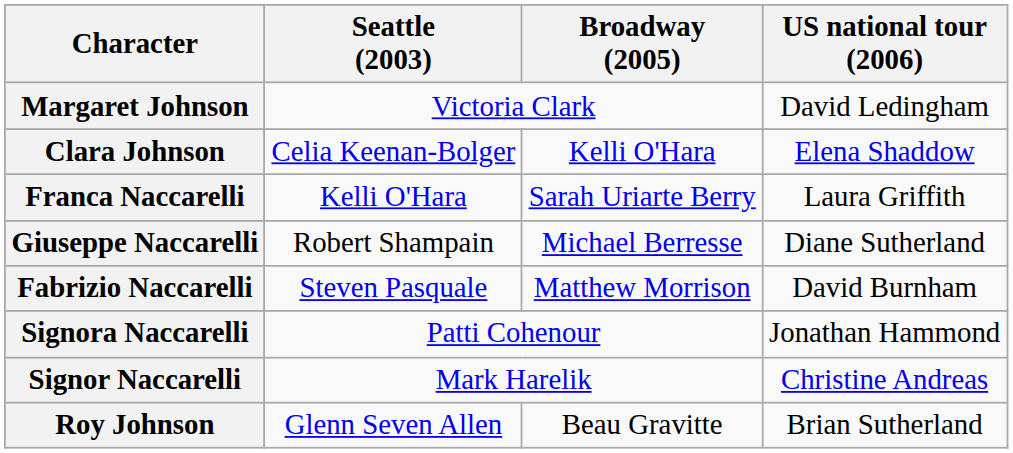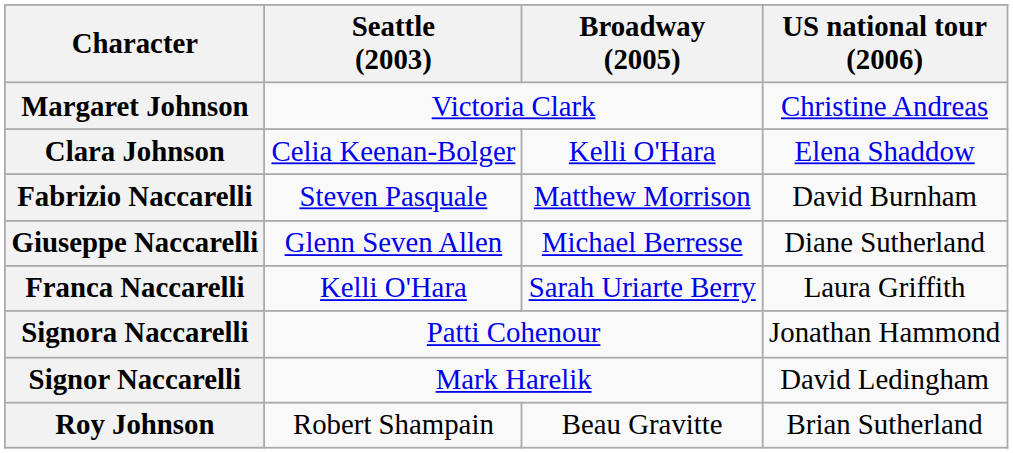(885, 105) David Ledingham -> (885, 105) Christine Andreas
rows swapped: (135, 288) <-> (135, 196)
(393, 242) Robert Shampain -> (393, 242) Glenn Seven Allen
(885, 379) Christine Andreas -> (885, 379) David Ledingham
(393, 425) Glenn Seven Allen -> (393, 425) Robert Shampain
